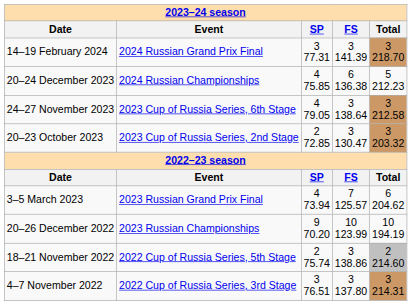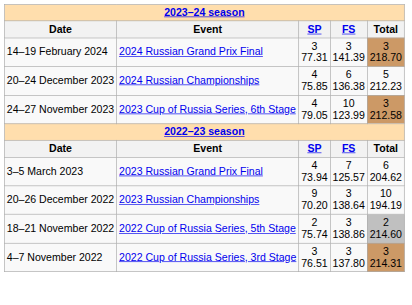(351, 109) 3 138.64 -> (349, 109) 10 123.99
- row: (55, 138)
(351, 228) 10 123.99 -> (349, 200) 3 138.64
